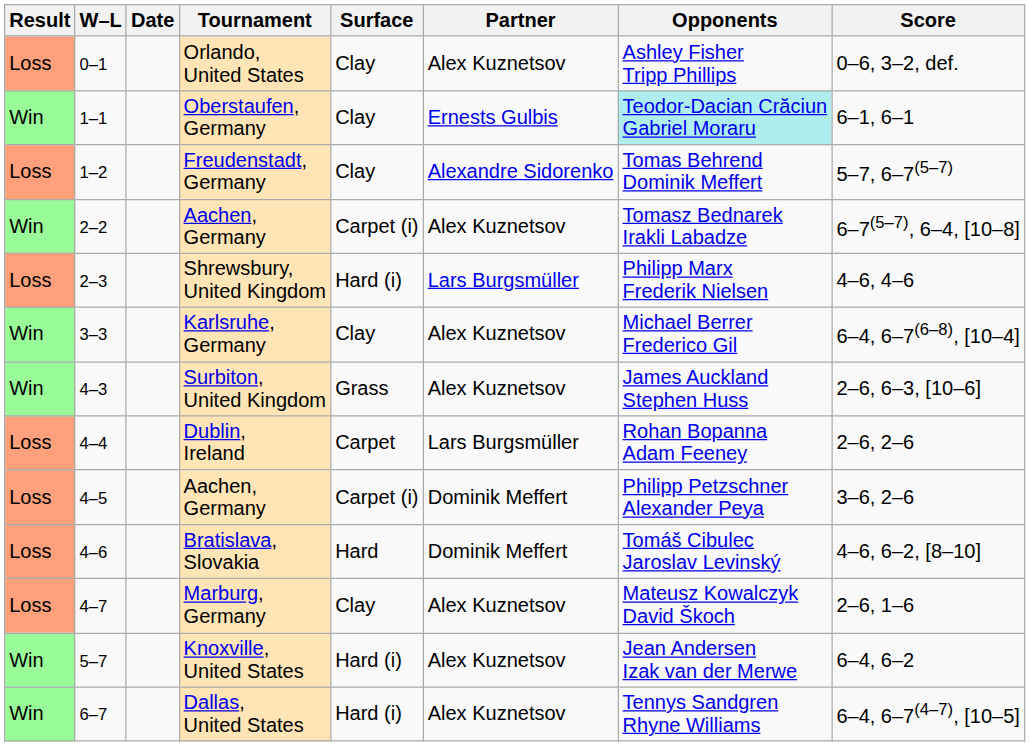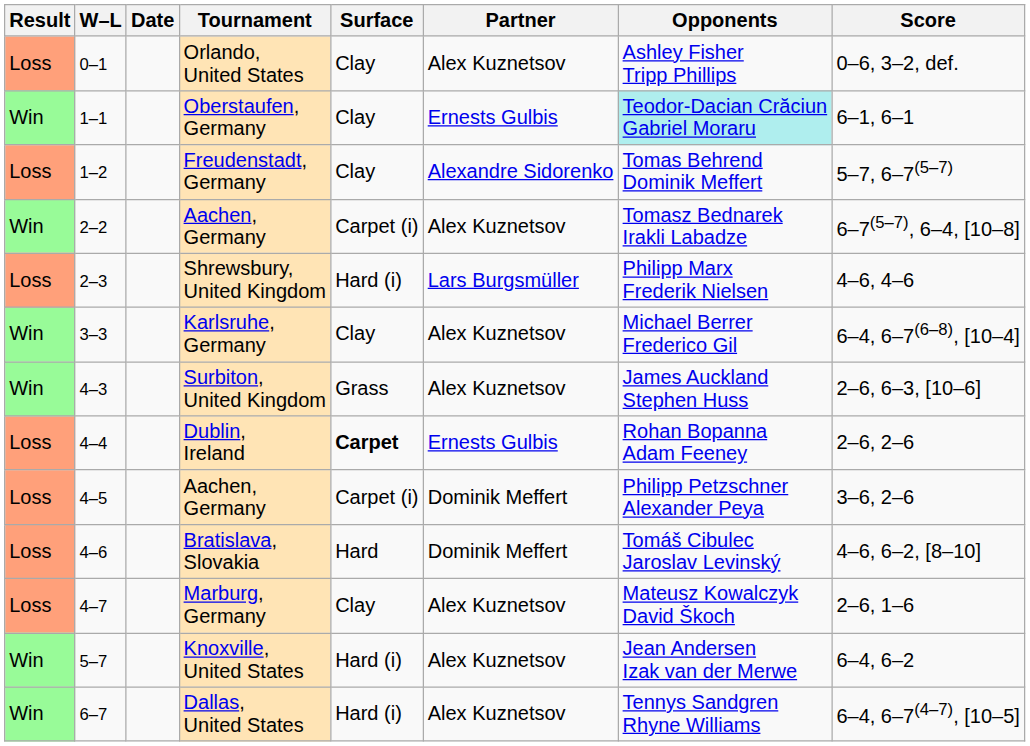(365, 442) normal -> (367, 442) bold
(503, 442) Lars Burgsmüller -> (493, 442) Ernests Gulbis
